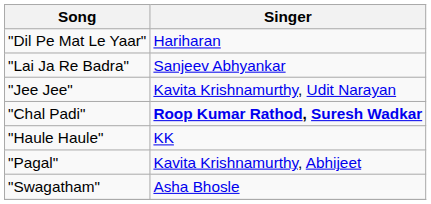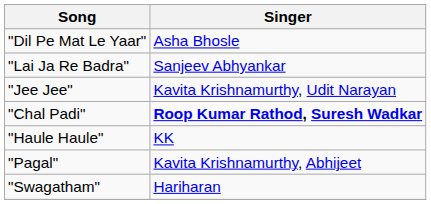(187, 41) Hariharan -> (196, 41) Asha Bhosle
(196, 187) Asha Bhosle -> (187, 187) Hariharan
